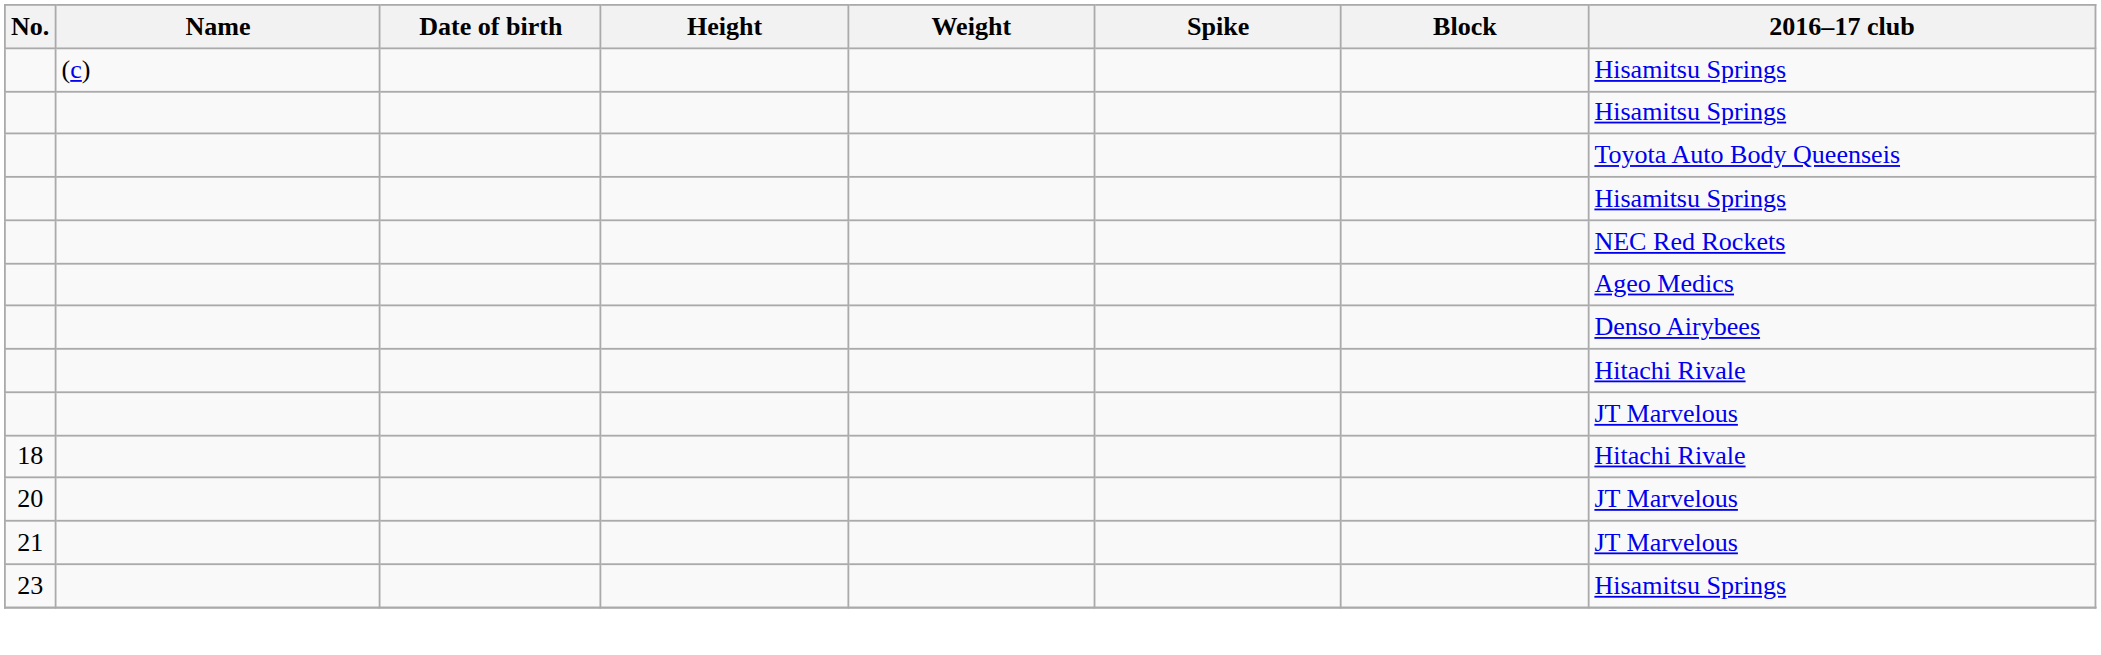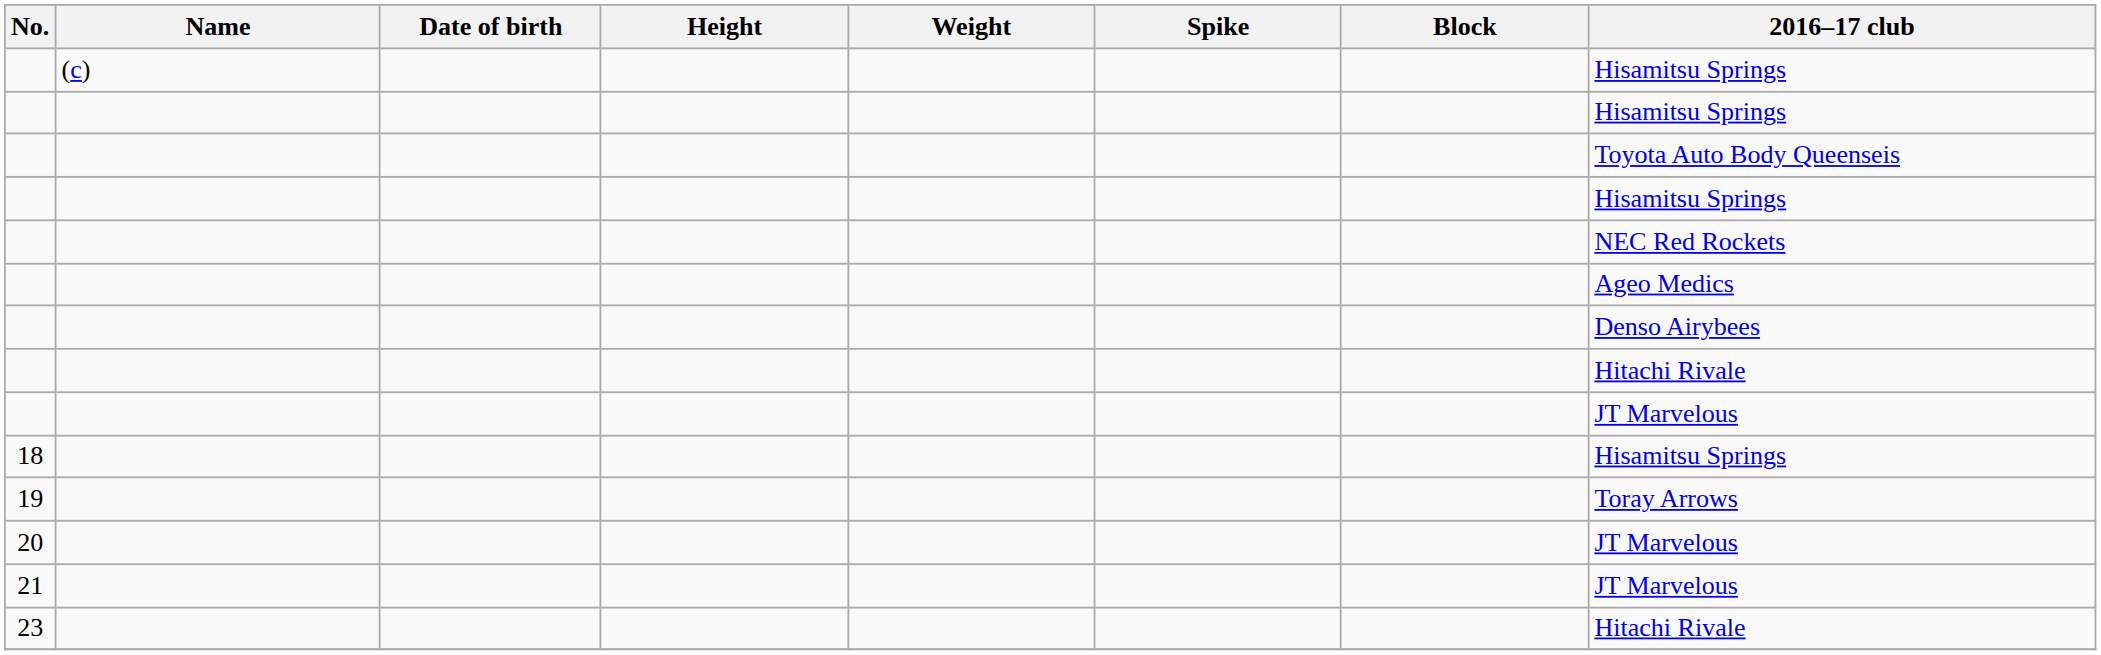(1670, 456) Hitachi Rivale -> (1690, 456) Hisamitsu Springs
+ row: (30, 499)
(1690, 585) Hisamitsu Springs -> (1670, 628) Hitachi Rivale
